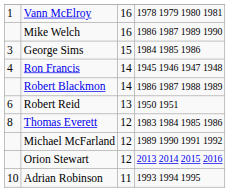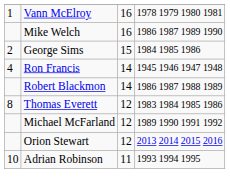(10, 50) 3 -> (10, 50) 2
- row: (52, 104)
